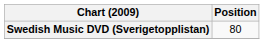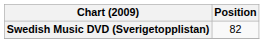(235, 30) 80 -> (235, 30) 82
